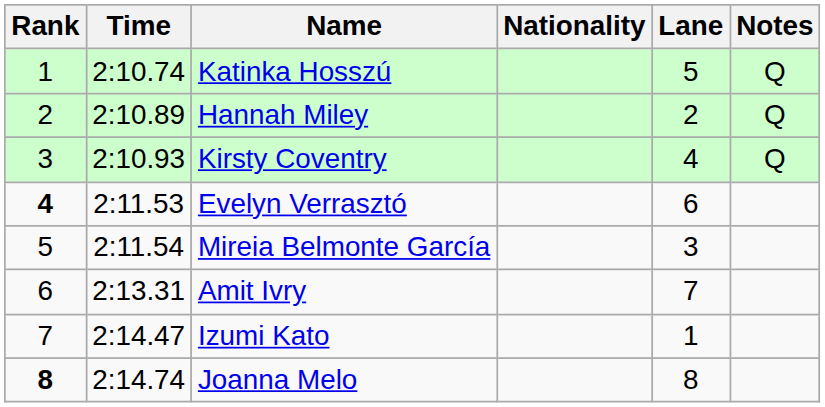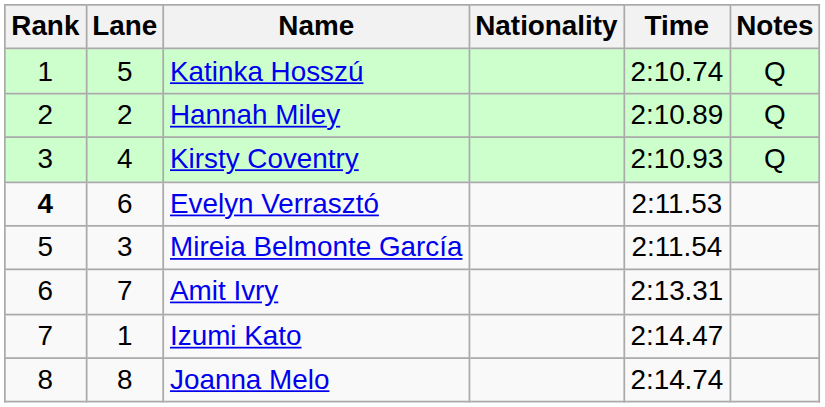columns swapped: (691, 26) <-> (139, 26)
(45, 379) bold -> (45, 379) normal
